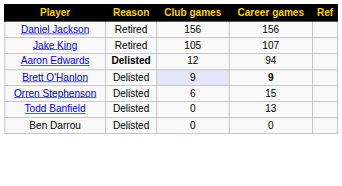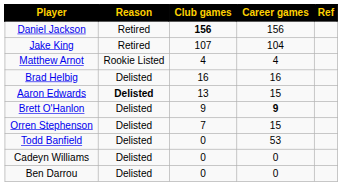(193, 29) normal -> (203, 29) bold
(193, 45) 105 -> (203, 45) 107
(271, 45) 107 -> (275, 45) 104
+ row: (52, 61)
+ row: (52, 77)
(193, 61) 12 -> (203, 93) 13
(271, 61) 94 -> (275, 93) 15
(193, 77) lavender background -> (203, 109) no background
(193, 93) 6 -> (203, 125) 7
(271, 109) 13 -> (275, 141) 53
+ row: (52, 157)
